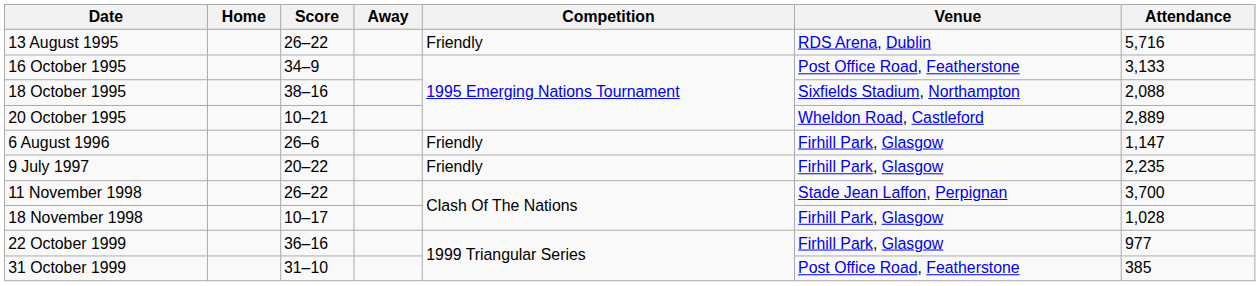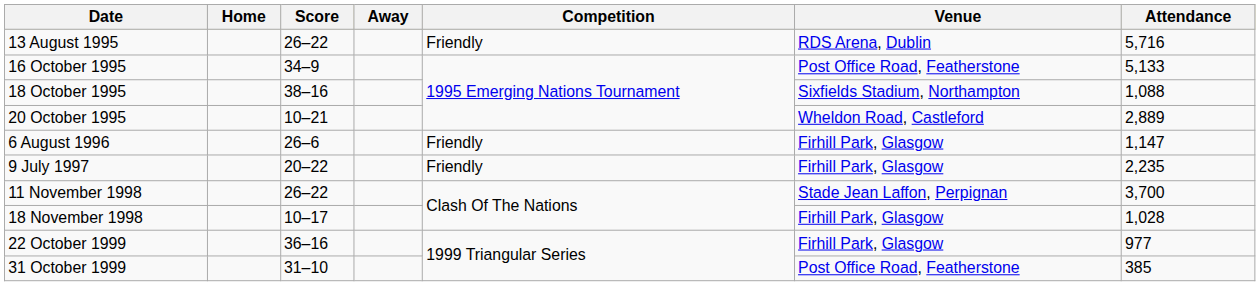(1145, 67) 3,133 -> (1145, 67) 5,133
(1145, 92) 2,088 -> (1145, 92) 1,088
